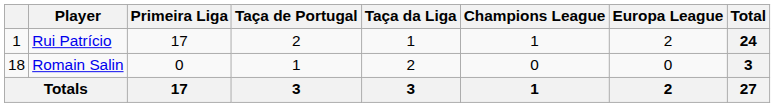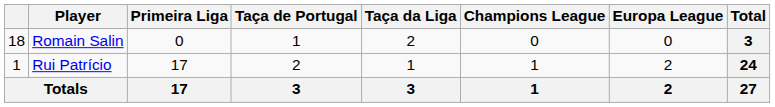rows swapped: (72, 41) <-> (78, 65)
